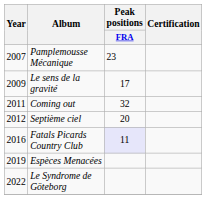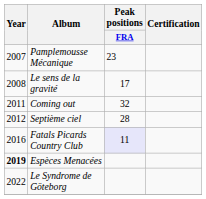(16, 83) 2009 -> (16, 83) 2008
(125, 119) 20 -> (125, 119) 28
(16, 160) normal -> (16, 160) bold
